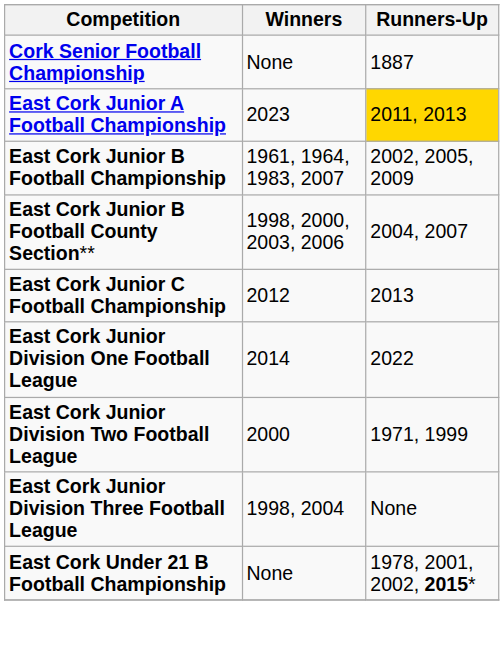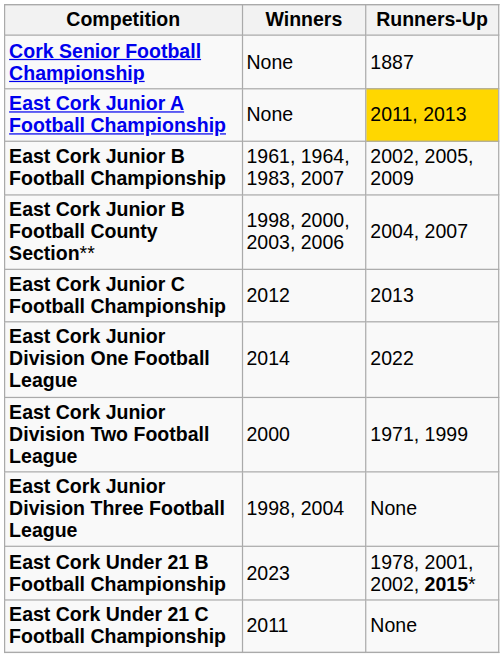(268, 114) 2023 -> (270, 114) None
(270, 573) None -> (268, 573) 2023
+ row: (118, 626)
